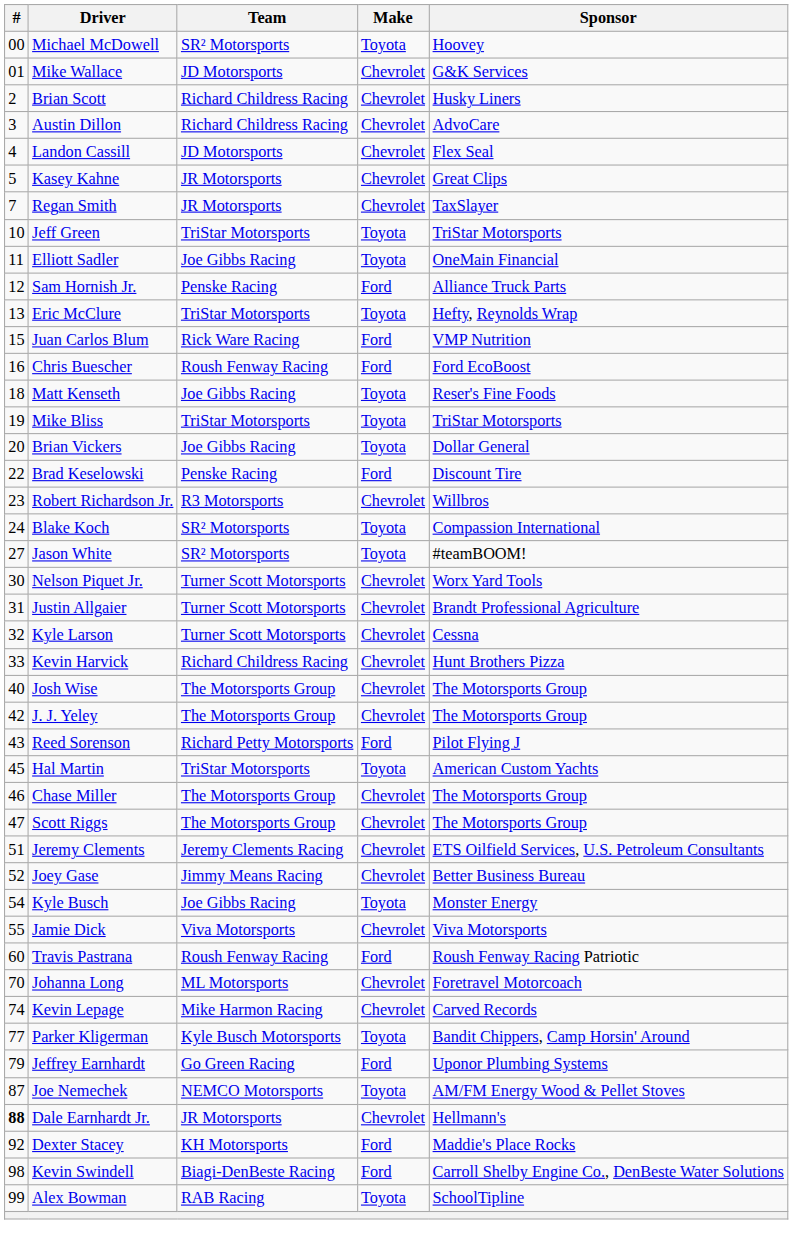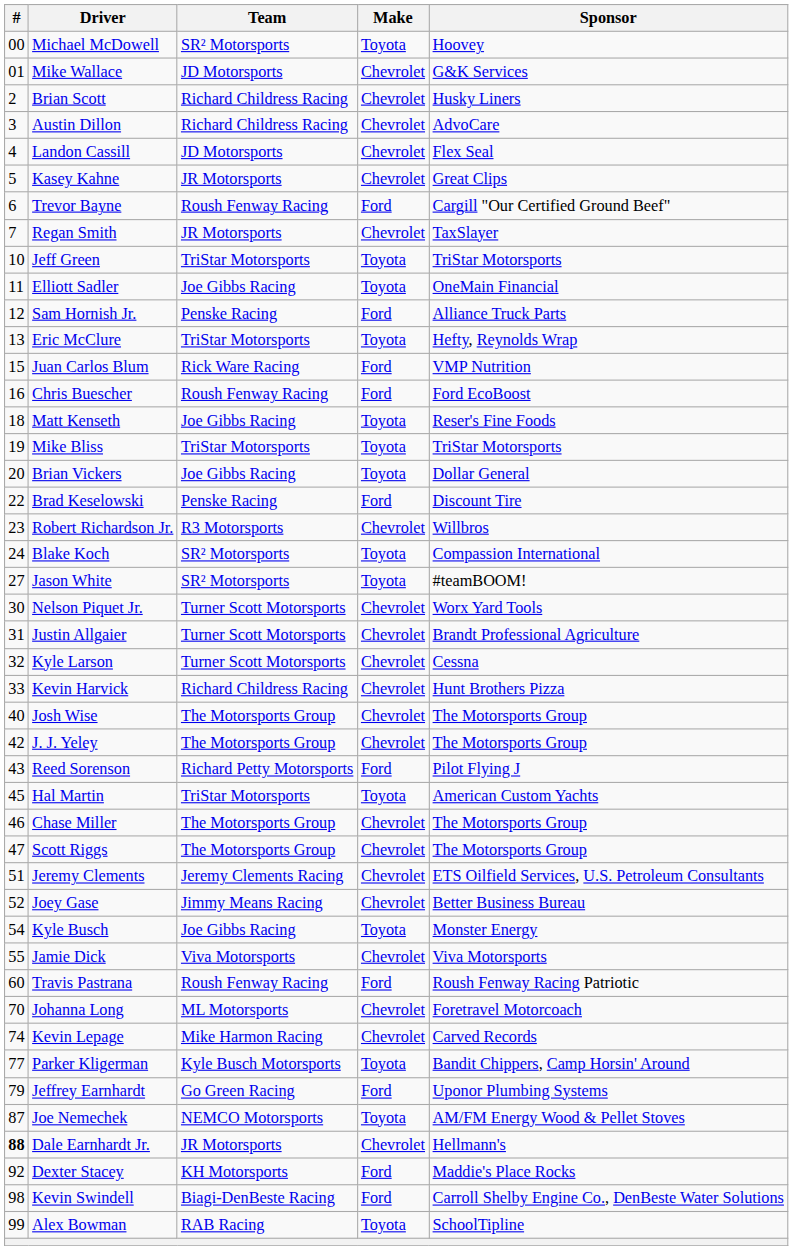+ row: (77, 205)
